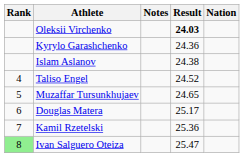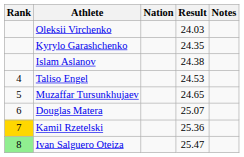columns swapped: (221, 12) <-> (156, 12)
(187, 29) bold -> (193, 29) normal
(187, 45) 24.36 -> (193, 45) 24.35
(187, 78) 24.52 -> (193, 78) 24.53
(187, 111) 25.17 -> (193, 111) 25.07
(19, 128) no background -> (19, 128) gold background
